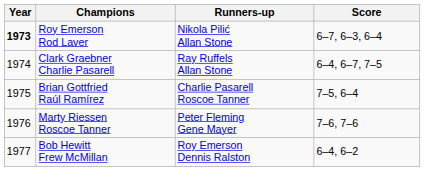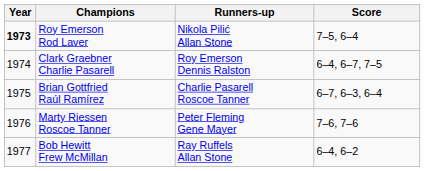(349, 36) 6–7, 6–3, 6–4 -> (337, 36) 7–5, 6–4
(205, 65) Ray Ruffels Allan Stone -> (214, 65) Roy Emerson Dennis Ralston
(337, 94) 7–5, 6–4 -> (349, 94) 6–7, 6–3, 6–4
(214, 152) Roy Emerson Dennis Ralston -> (205, 152) Ray Ruffels Allan Stone
